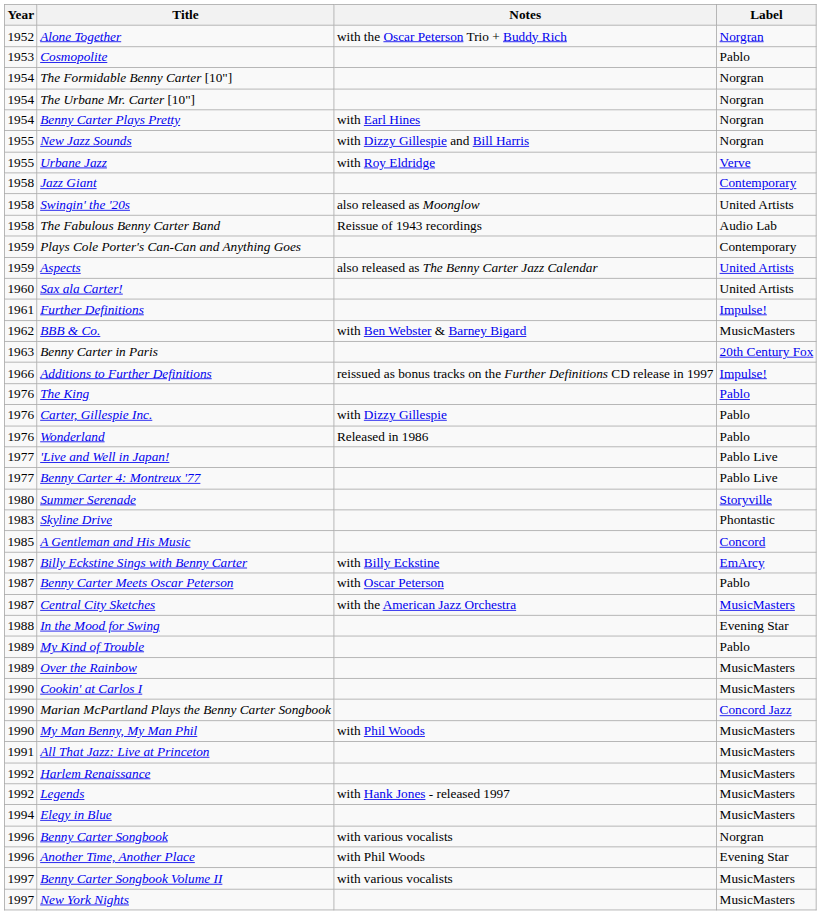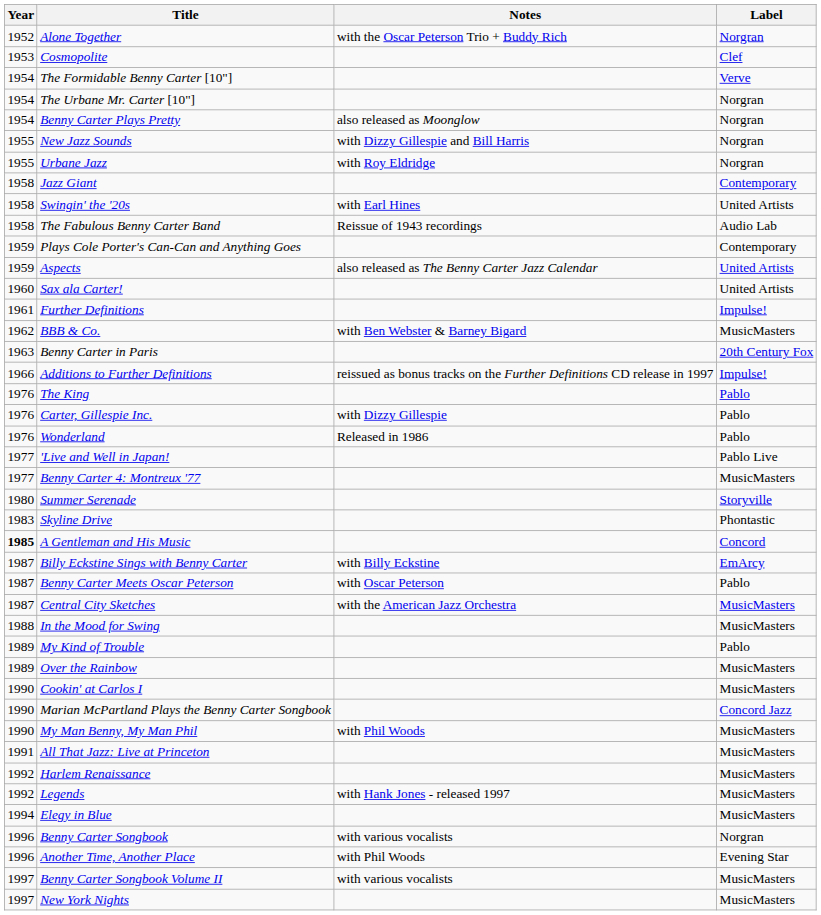(735, 57) Pablo -> (731, 57) Clef
(742, 78) Norgran -> (735, 78) Verve
(379, 120) with Earl Hines -> (408, 120) also released as Moonglow
(735, 162) Verve -> (742, 162) Norgran
(408, 204) also released as Moonglow -> (379, 204) with Earl Hines
(749, 478) Pablo Live -> (757, 478) MusicMasters
(21, 541) normal -> (21, 541) bold
(754, 625) Evening Star -> (757, 625) MusicMasters
